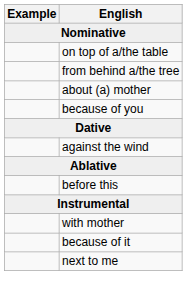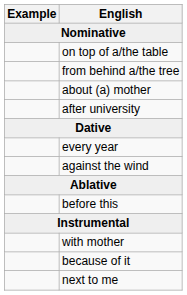+ row: (101, 109)
- row: (103, 109)
+ row: (90, 147)
